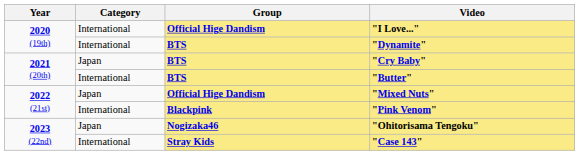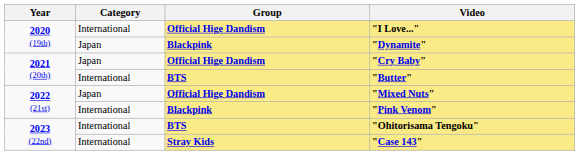(104, 45) International -> (90, 45) Japan
(177, 45) BTS -> (190, 45) Blackpink
(177, 61) BTS -> (216, 61) Official Hige Dandism
(90, 126) Japan -> (104, 126) International
(193, 126) Nogizaka46 -> (177, 126) BTS
